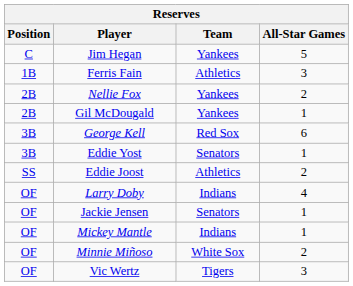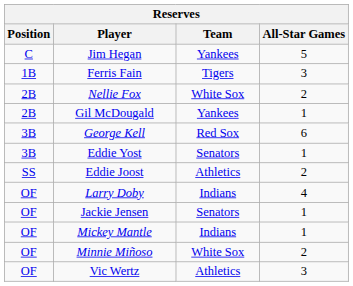(218, 73) Athletics -> (218, 73) Tigers
(218, 93) Yankees -> (218, 93) White Sox
(218, 271) Tigers -> (218, 271) Athletics
